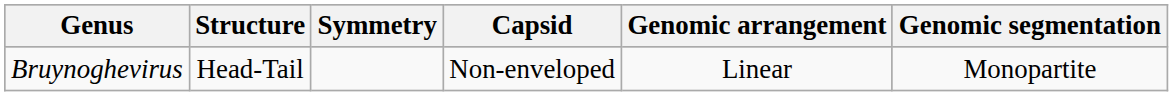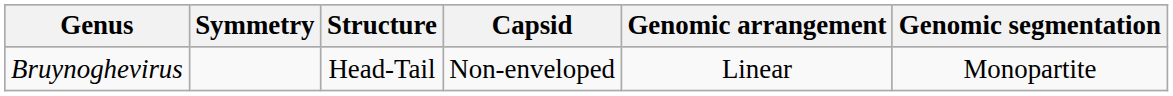columns swapped: (250, 25) <-> (377, 25)
